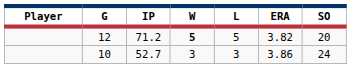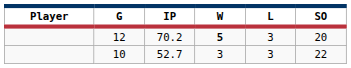- column: (280, 16)
(148, 37) 71.2 -> (170, 37) 70.2
(236, 37) 5 -> (270, 37) 3
(324, 54) 24 -> (321, 54) 22
